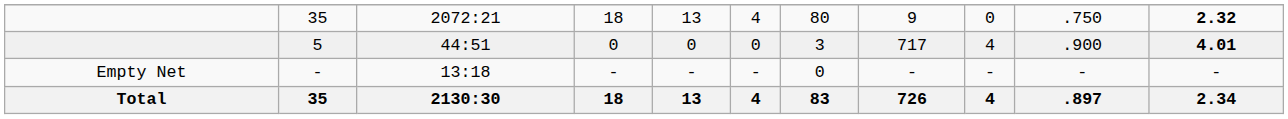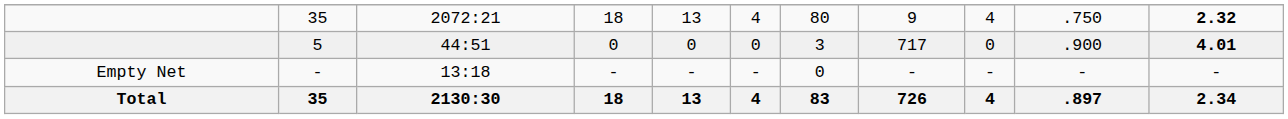(990, 18) 0 -> (990, 18) 4
(990, 45) 4 -> (990, 45) 0
